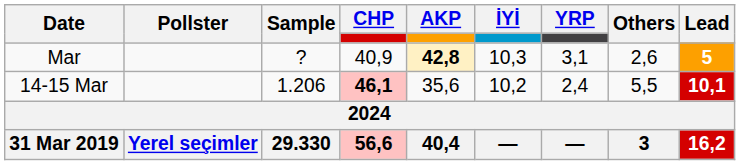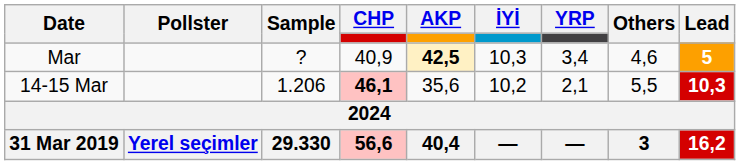(441, 56) 42,8 -> (441, 56) 42,5
(575, 56) 3,1 -> (575, 56) 3,4
(644, 56) 2,6 -> (644, 56) 4,6
(575, 85) 2,4 -> (575, 85) 2,1
(707, 85) 10,1 -> (707, 85) 10,3
